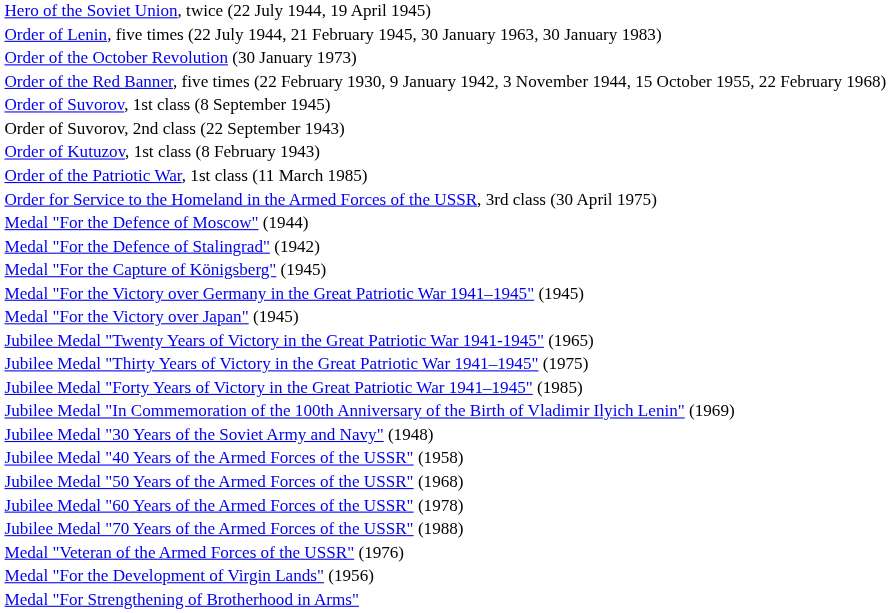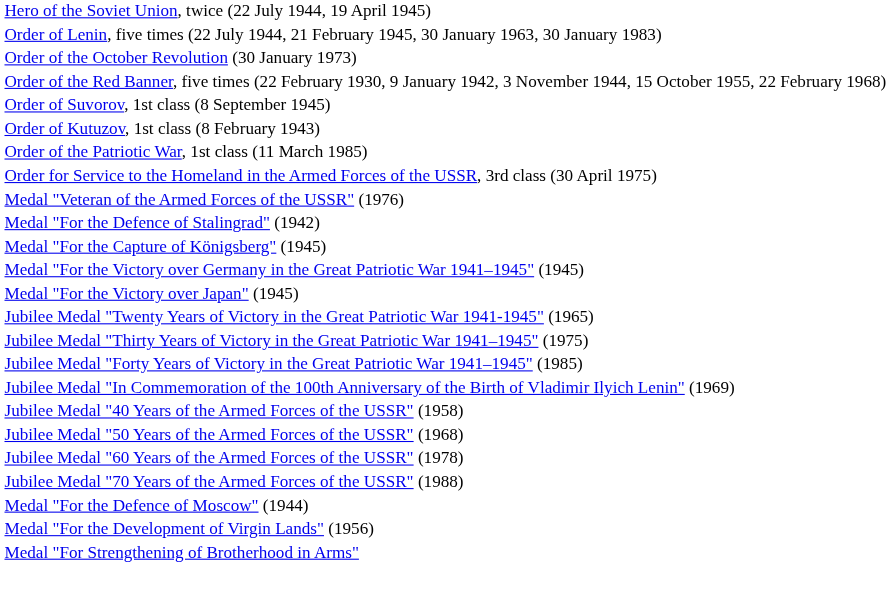- row: (175, 128)
rows swapped: (156, 222) <-> (204, 552)
- row: (219, 434)
